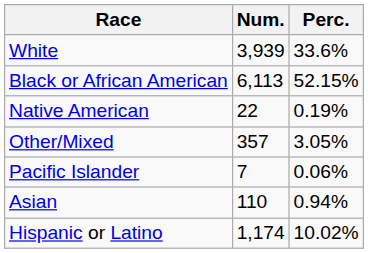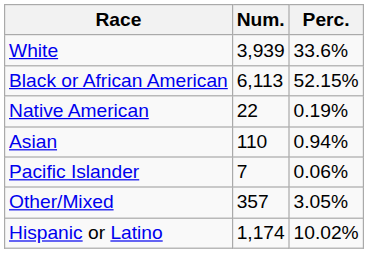rows swapped: (33, 202) <-> (61, 141)
